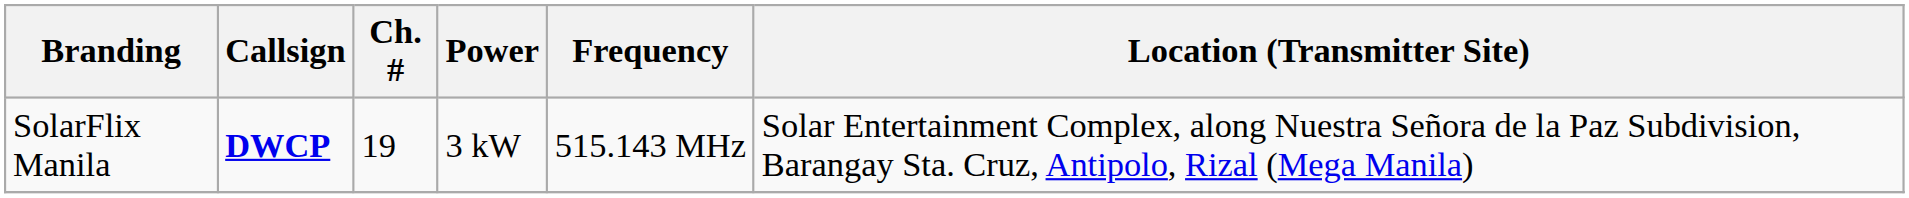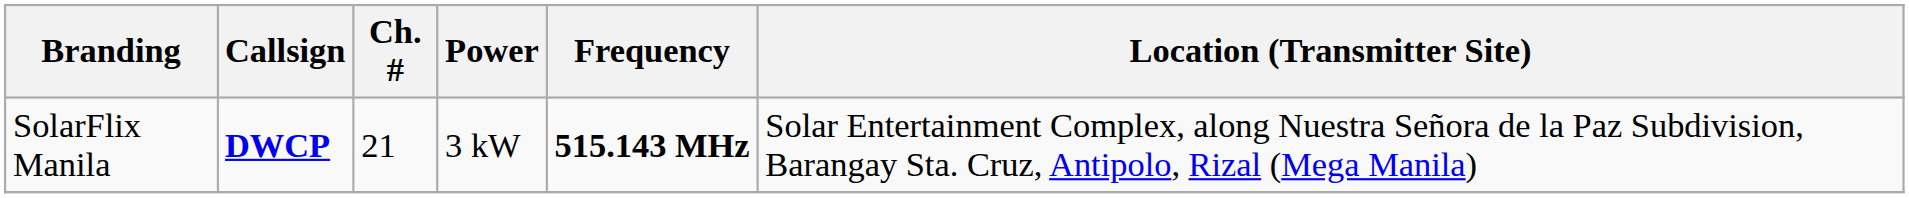(379, 144) 19 -> (378, 144) 21
(650, 144) normal -> (652, 144) bold
